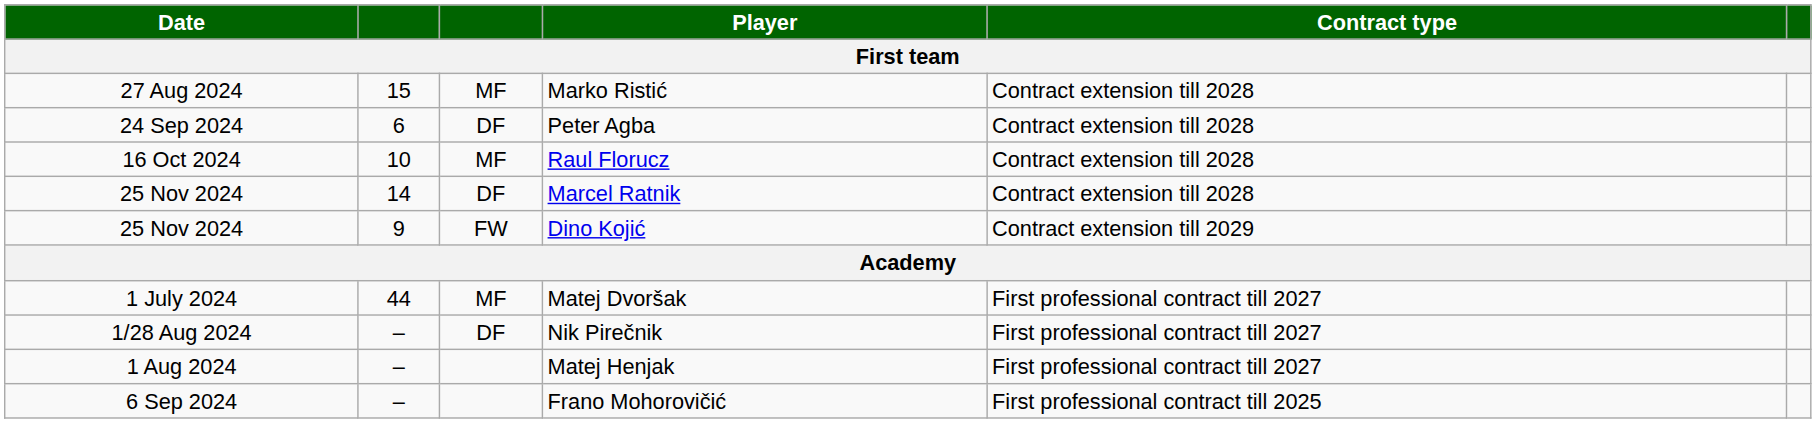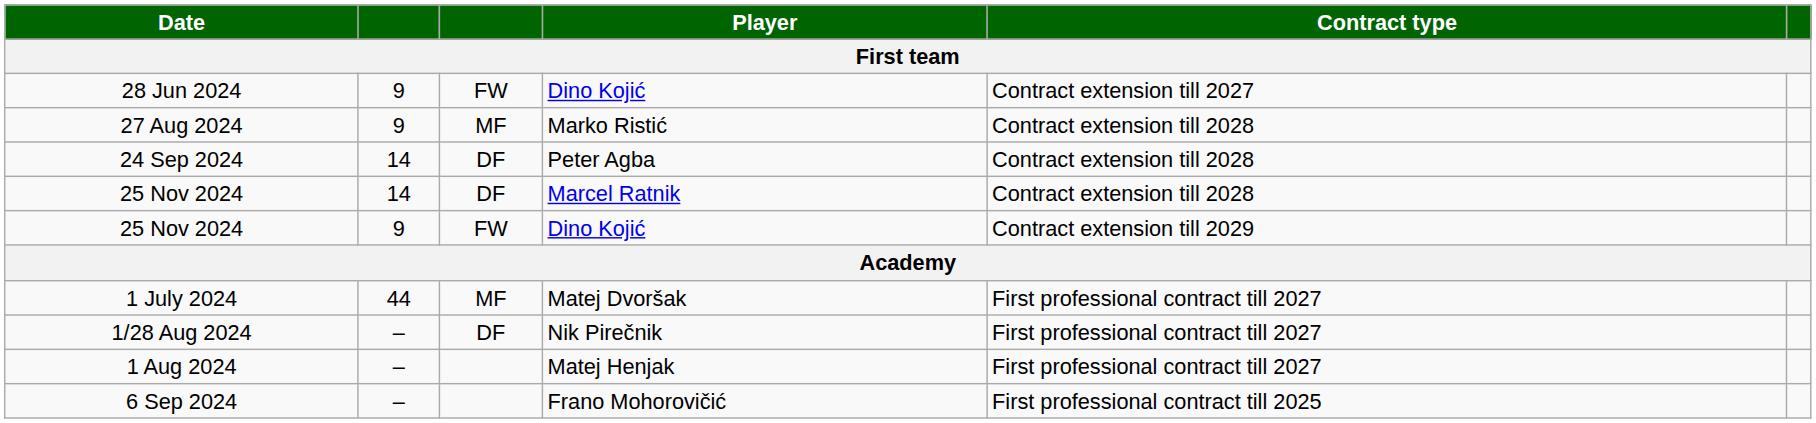+ row: (182, 91)
(399, 91) 15 -> (399, 125) 9
(399, 125) 6 -> (399, 160) 14
- row: (182, 160)
